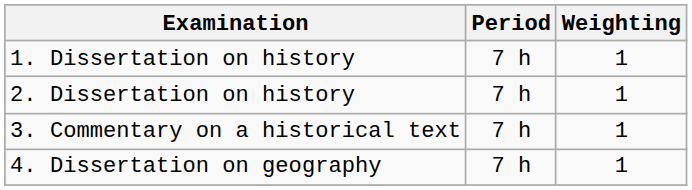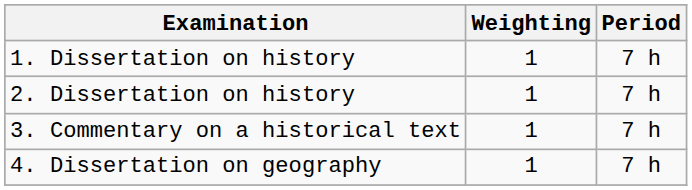columns swapped: (511, 23) <-> (621, 23)
